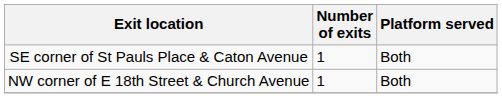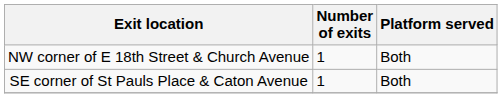rows swapped: (159, 81) <-> (159, 57)
